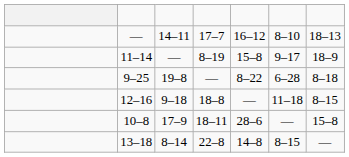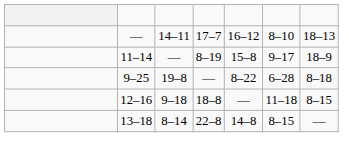- row: (136, 121)
